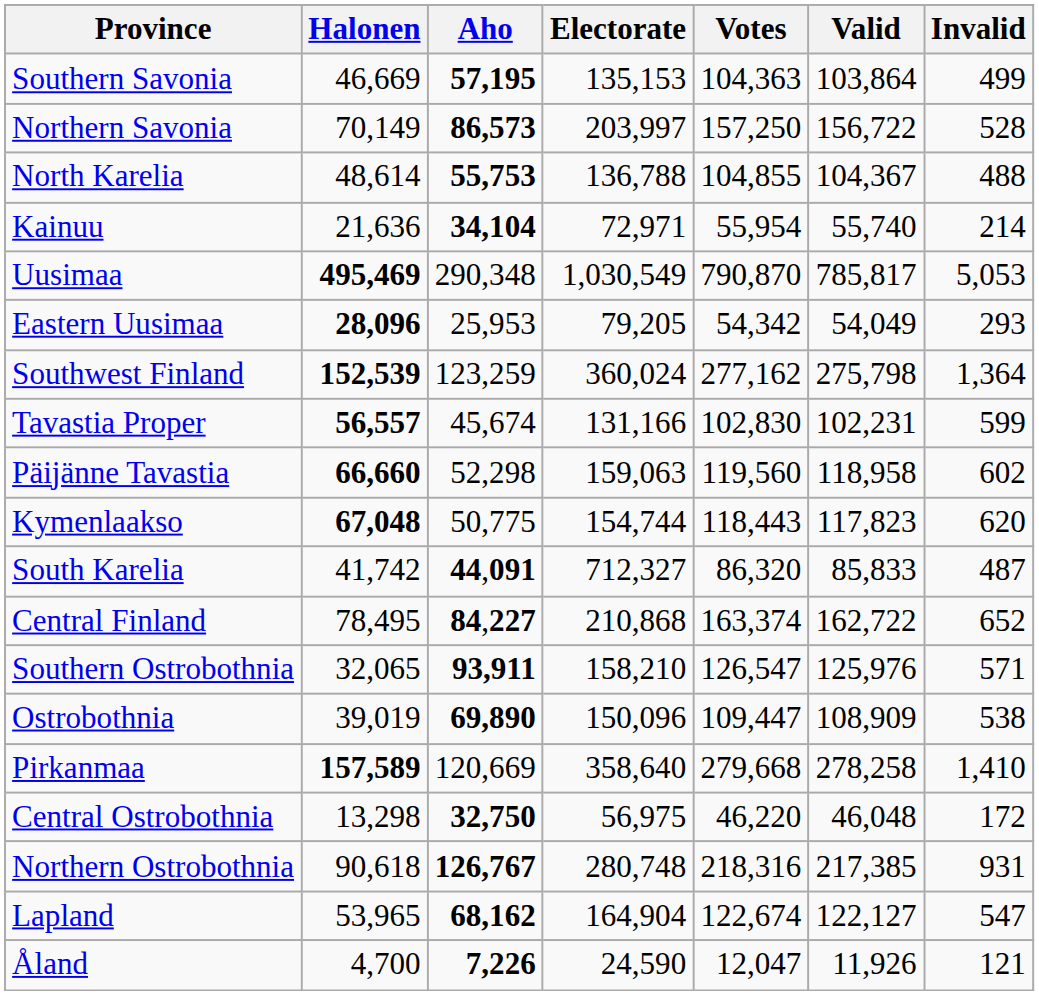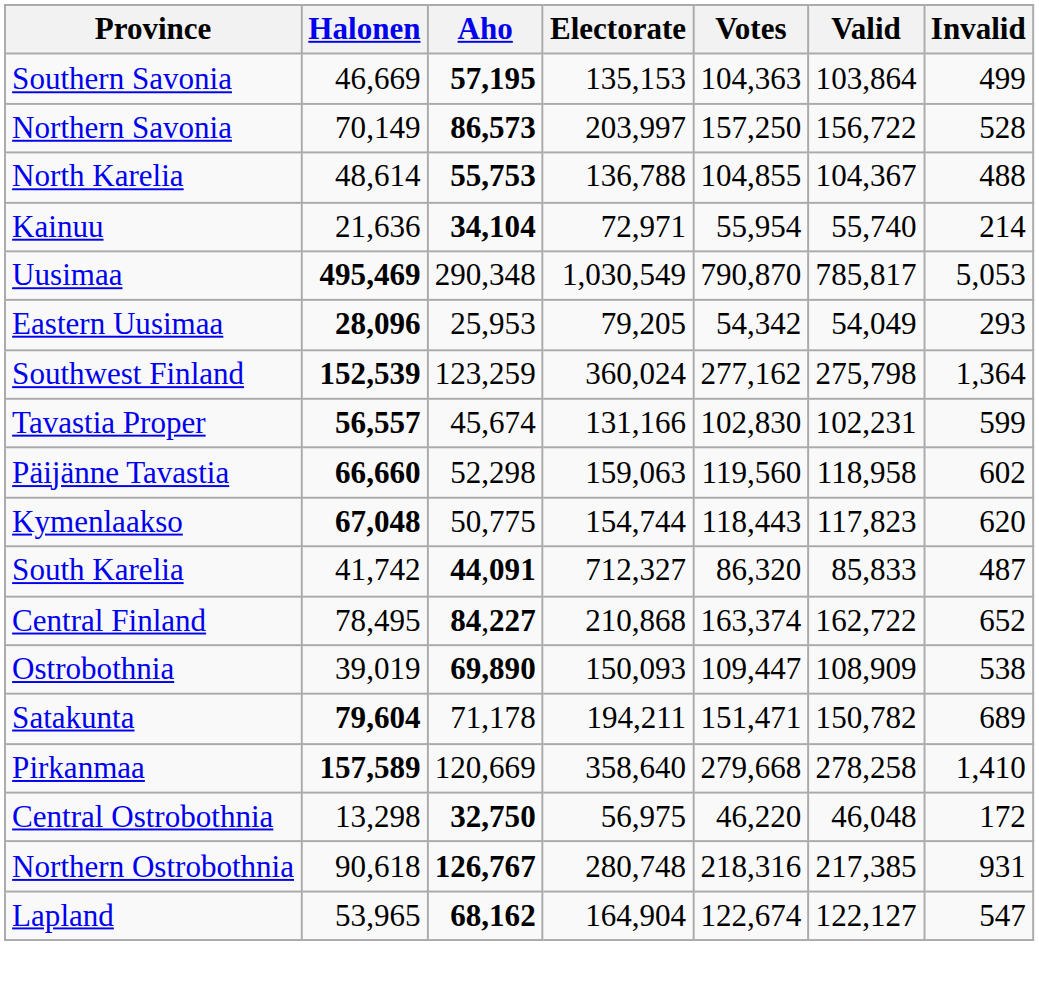- row: (153, 669)
(636, 718) 150,096 -> (636, 669) 150,093
+ row: (73, 718)
- row: (50, 964)
